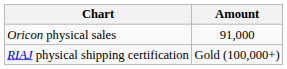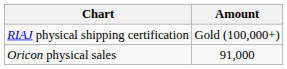rows swapped: (62, 34) <-> (98, 54)
